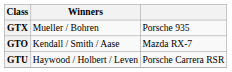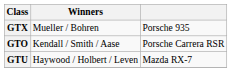(167, 44) Mazda RX-7 -> (183, 44) Porsche Carrera RSR
(183, 59) Porsche Carrera RSR -> (167, 59) Mazda RX-7
